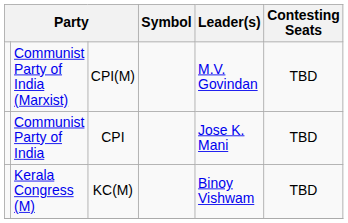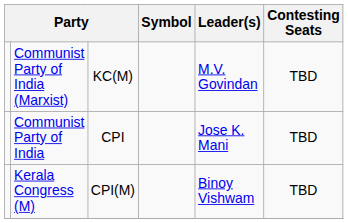(113, 76) CPI(M) -> (113, 76) KC(M)
(113, 191) KC(M) -> (113, 191) CPI(M)
